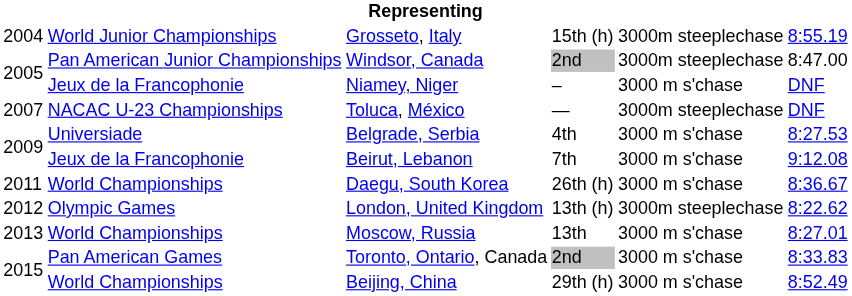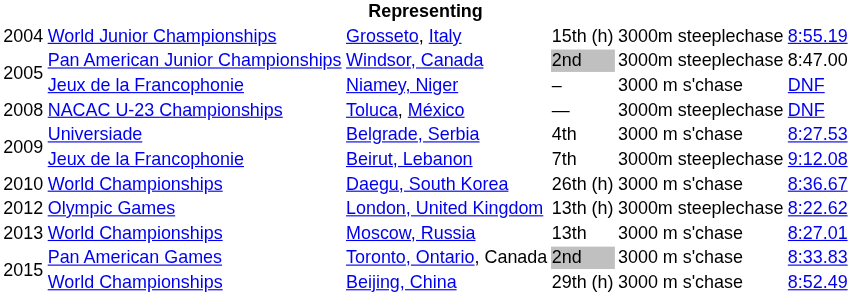(23, 109) 2007 -> (23, 109) 2008
(680, 159) 3000 m s'chase -> (701, 159) 3000m steeplechase
(23, 183) 2011 -> (23, 183) 2010
